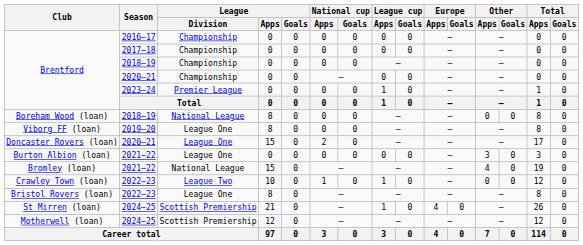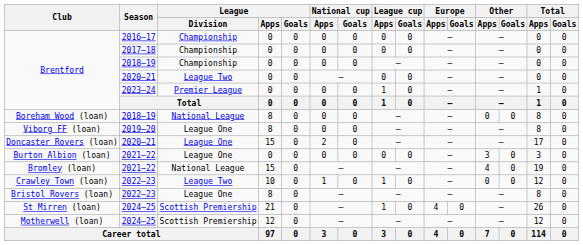(208, 77) Championship -> (208, 77) League Two
